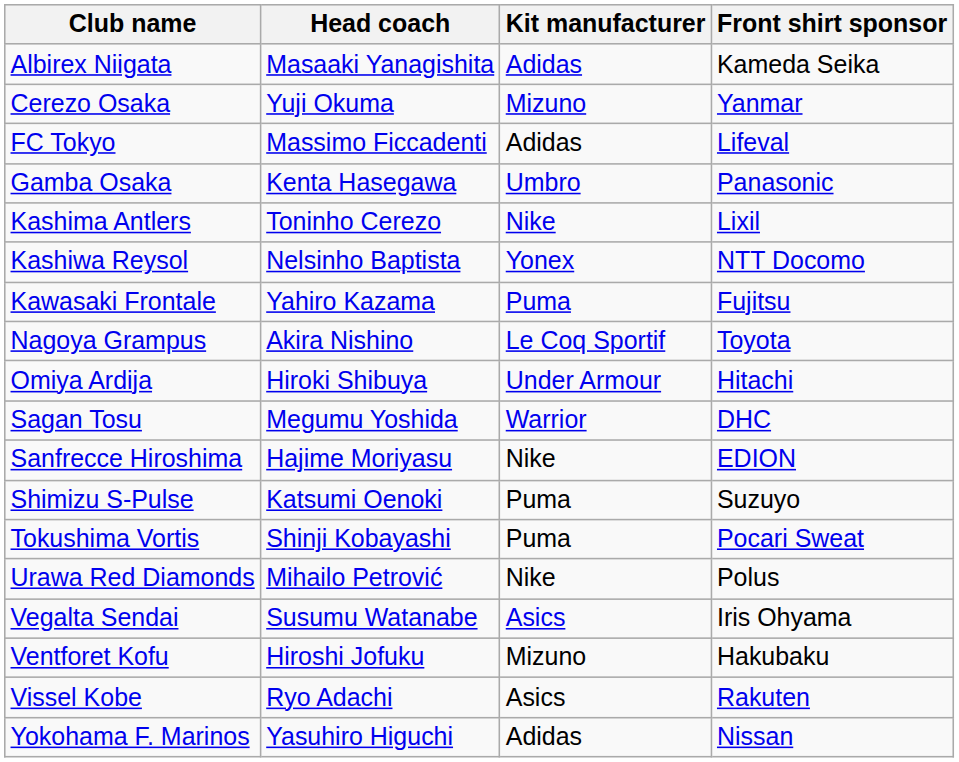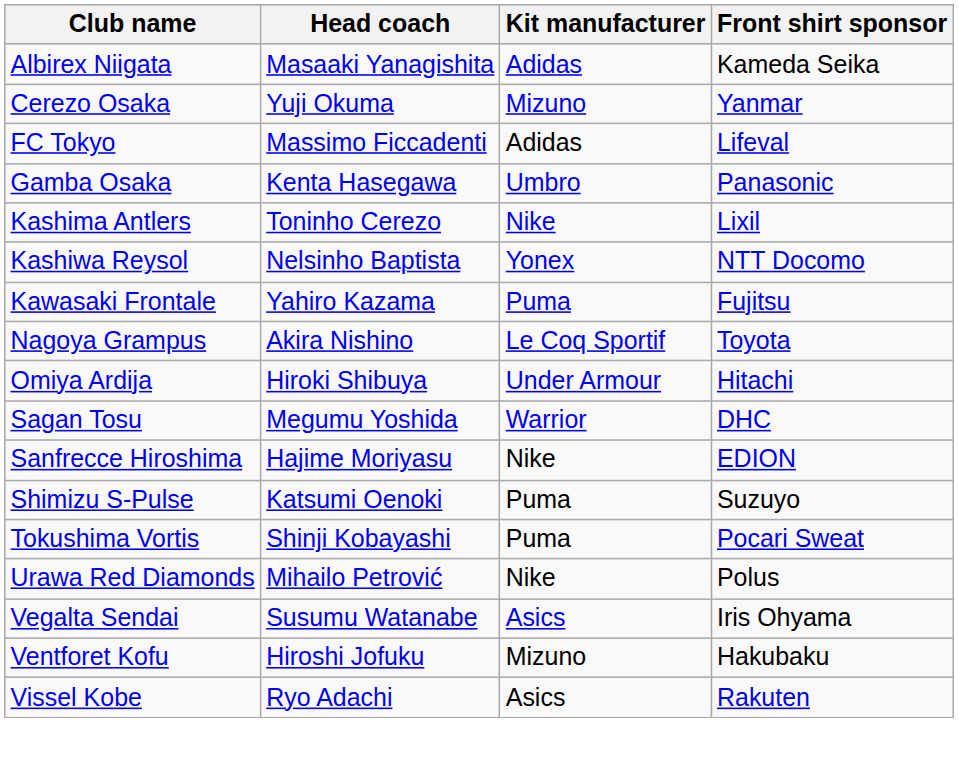- row: (130, 736)
